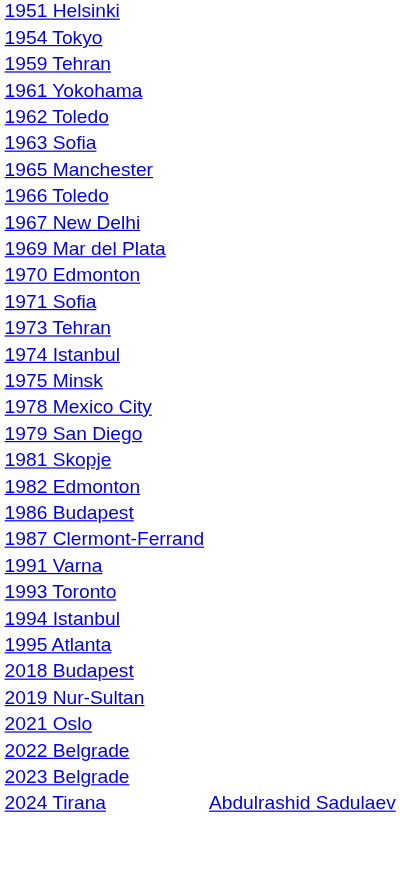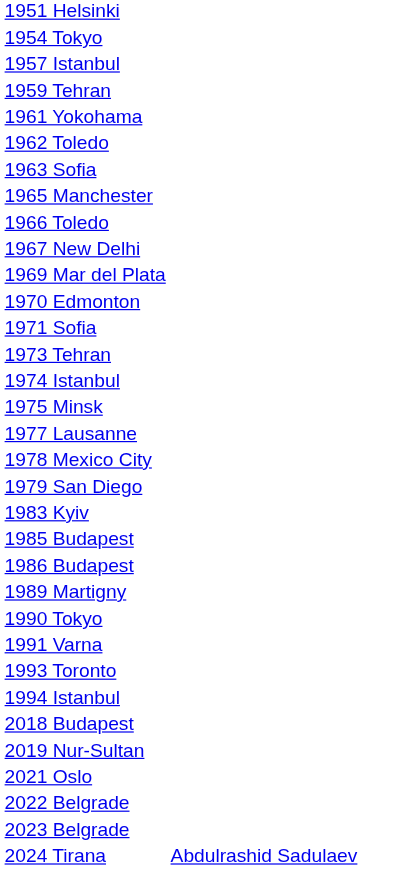+ row: (62, 64)
+ row: (71, 433)
- row: (58, 460)
- row: (72, 486)
+ row: (47, 512)
+ row: (69, 539)
- row: (104, 539)
+ row: (65, 592)
+ row: (54, 618)
- row: (58, 644)
